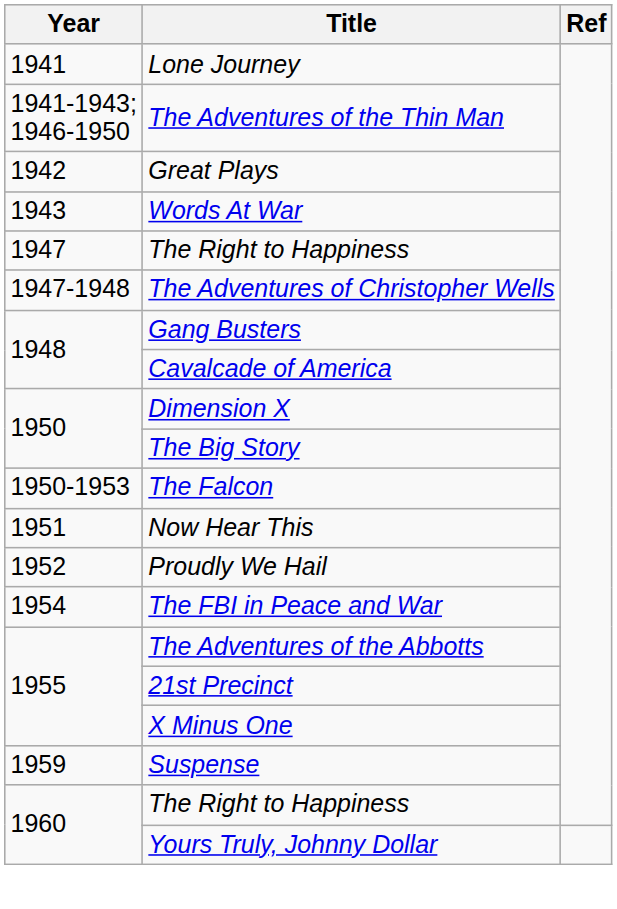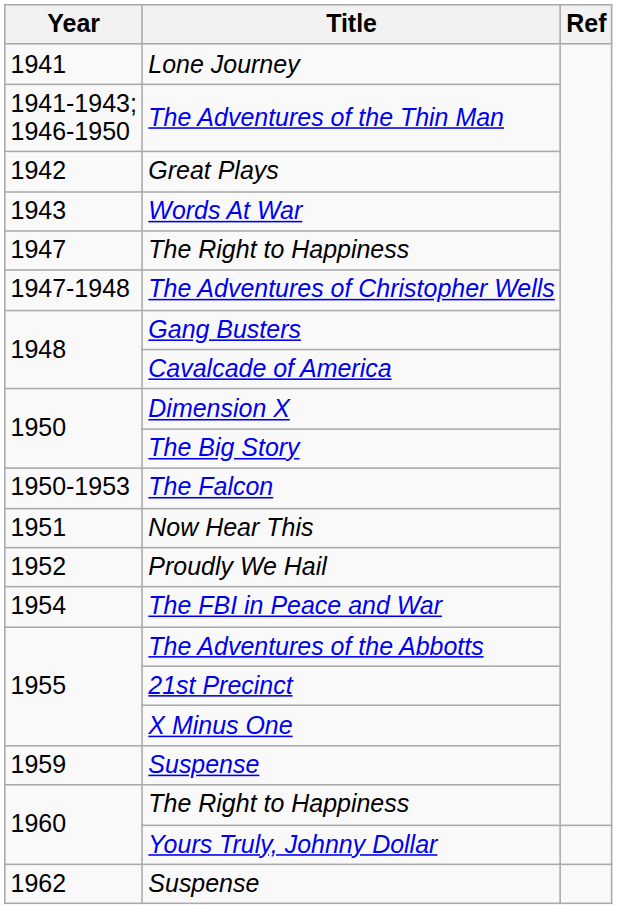+ row: (38, 883)
